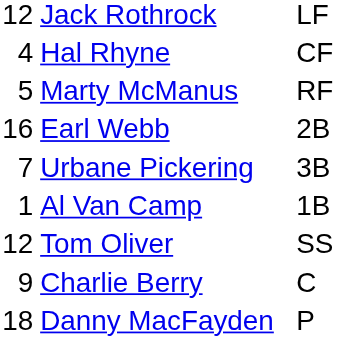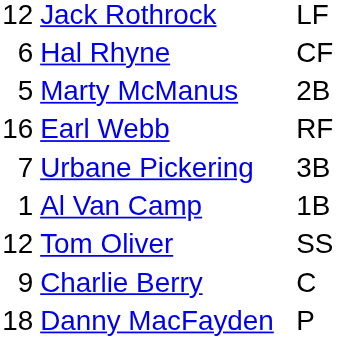(18, 52) 4 -> (18, 52) 6
(315, 91) RF -> (313, 91) 2B
(313, 129) 2B -> (315, 129) RF
